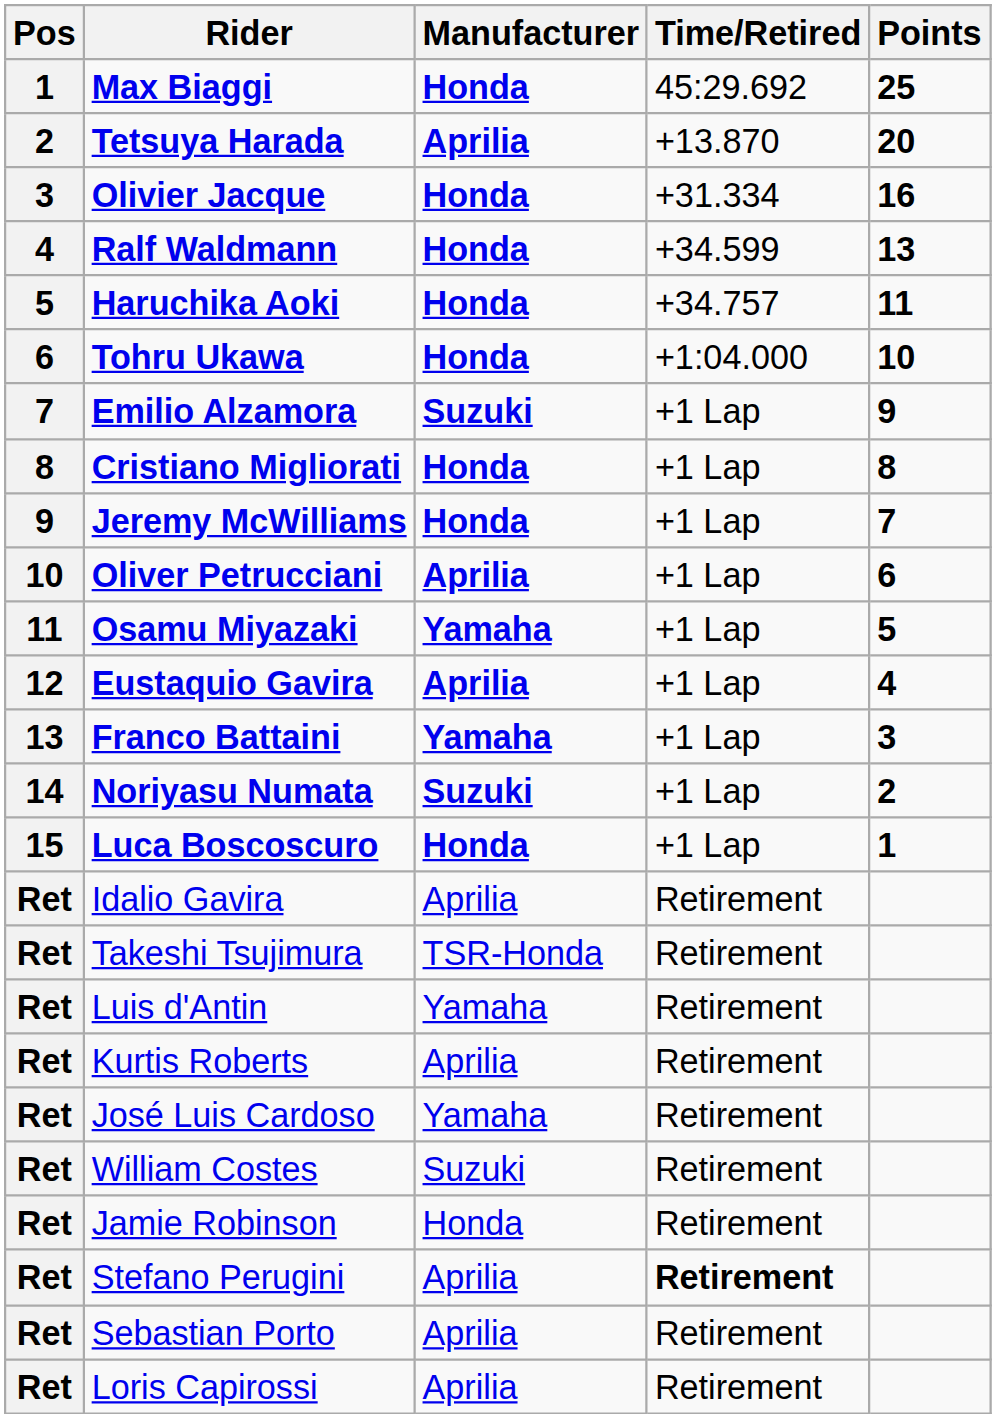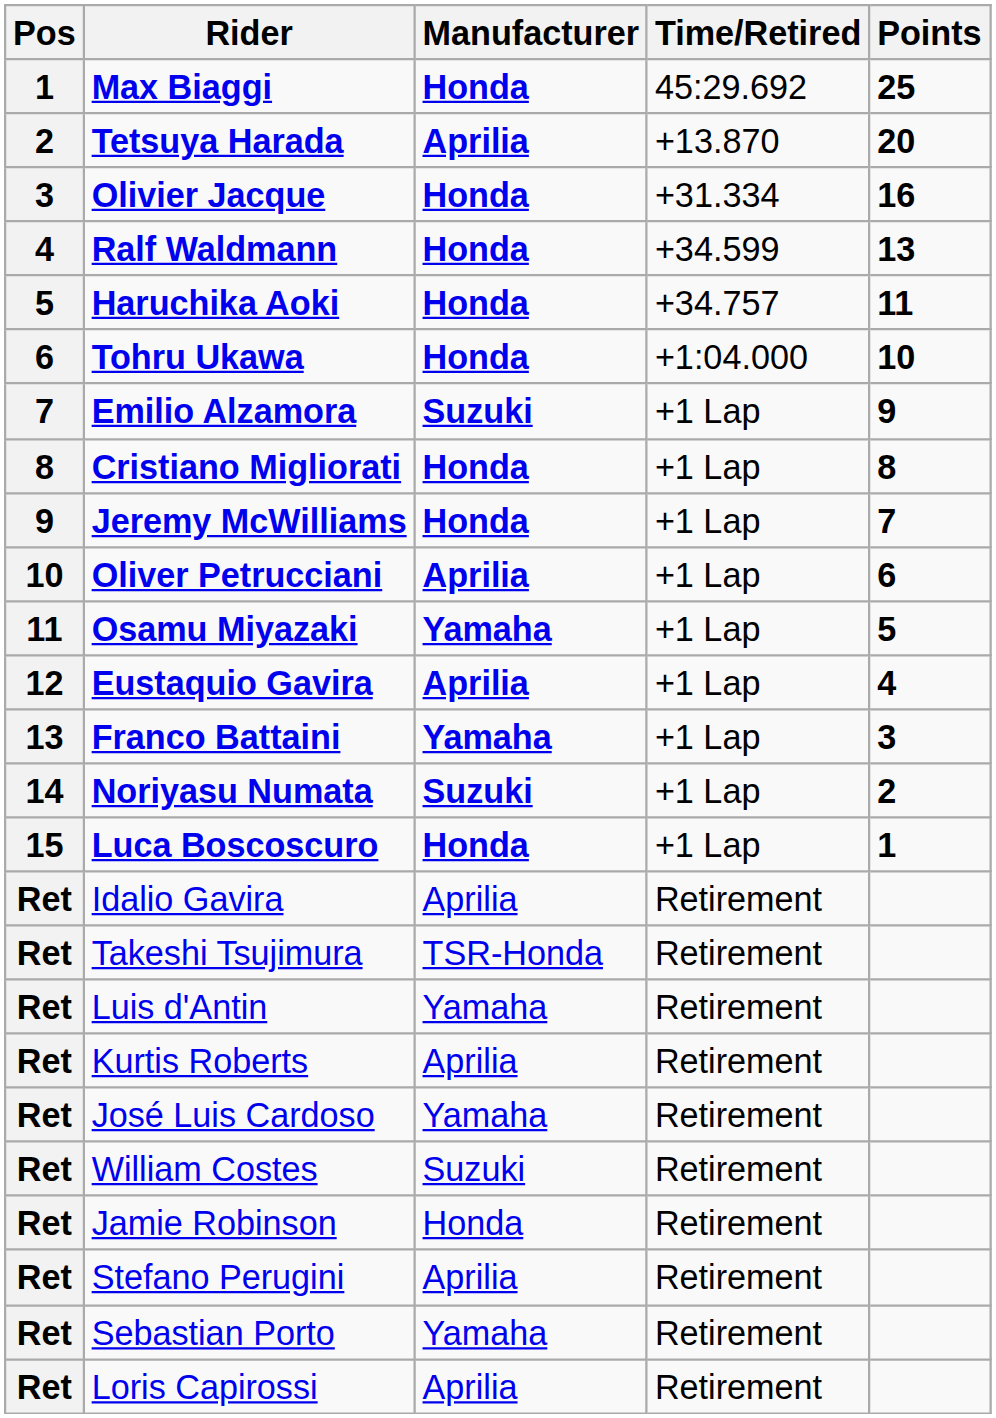(744, 1278) bold -> (738, 1278) normal
(470, 1332) Aprilia -> (485, 1332) Yamaha
